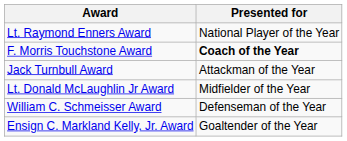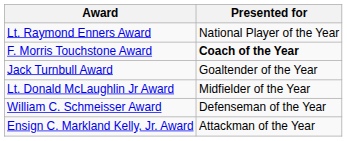(257, 70) Attackman of the Year -> (258, 70) Goaltender of the Year
(258, 126) Goaltender of the Year -> (257, 126) Attackman of the Year
